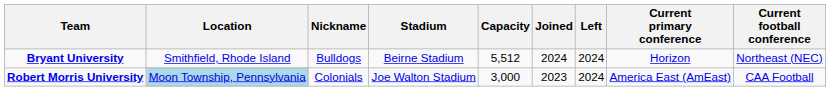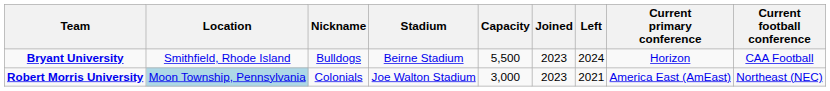(505, 58) 5,512 -> (505, 58) 5,500
(554, 58) 2024 -> (554, 58) 2023
(779, 58) Northeast (NEC) -> (779, 58) CAA Football
(591, 77) 2024 -> (591, 77) 2021
(779, 77) CAA Football -> (779, 77) Northeast (NEC)
